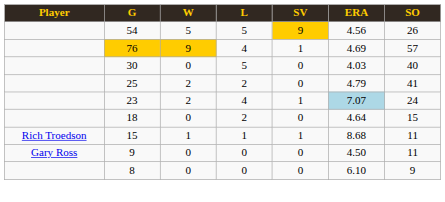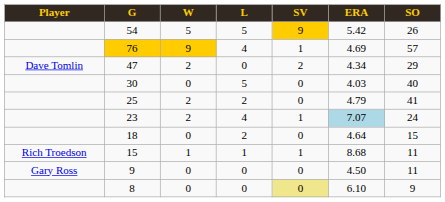(356, 30) 4.56 -> (356, 30) 5.42
+ row: (132, 65)
(300, 170) no background -> (300, 188) khaki background
